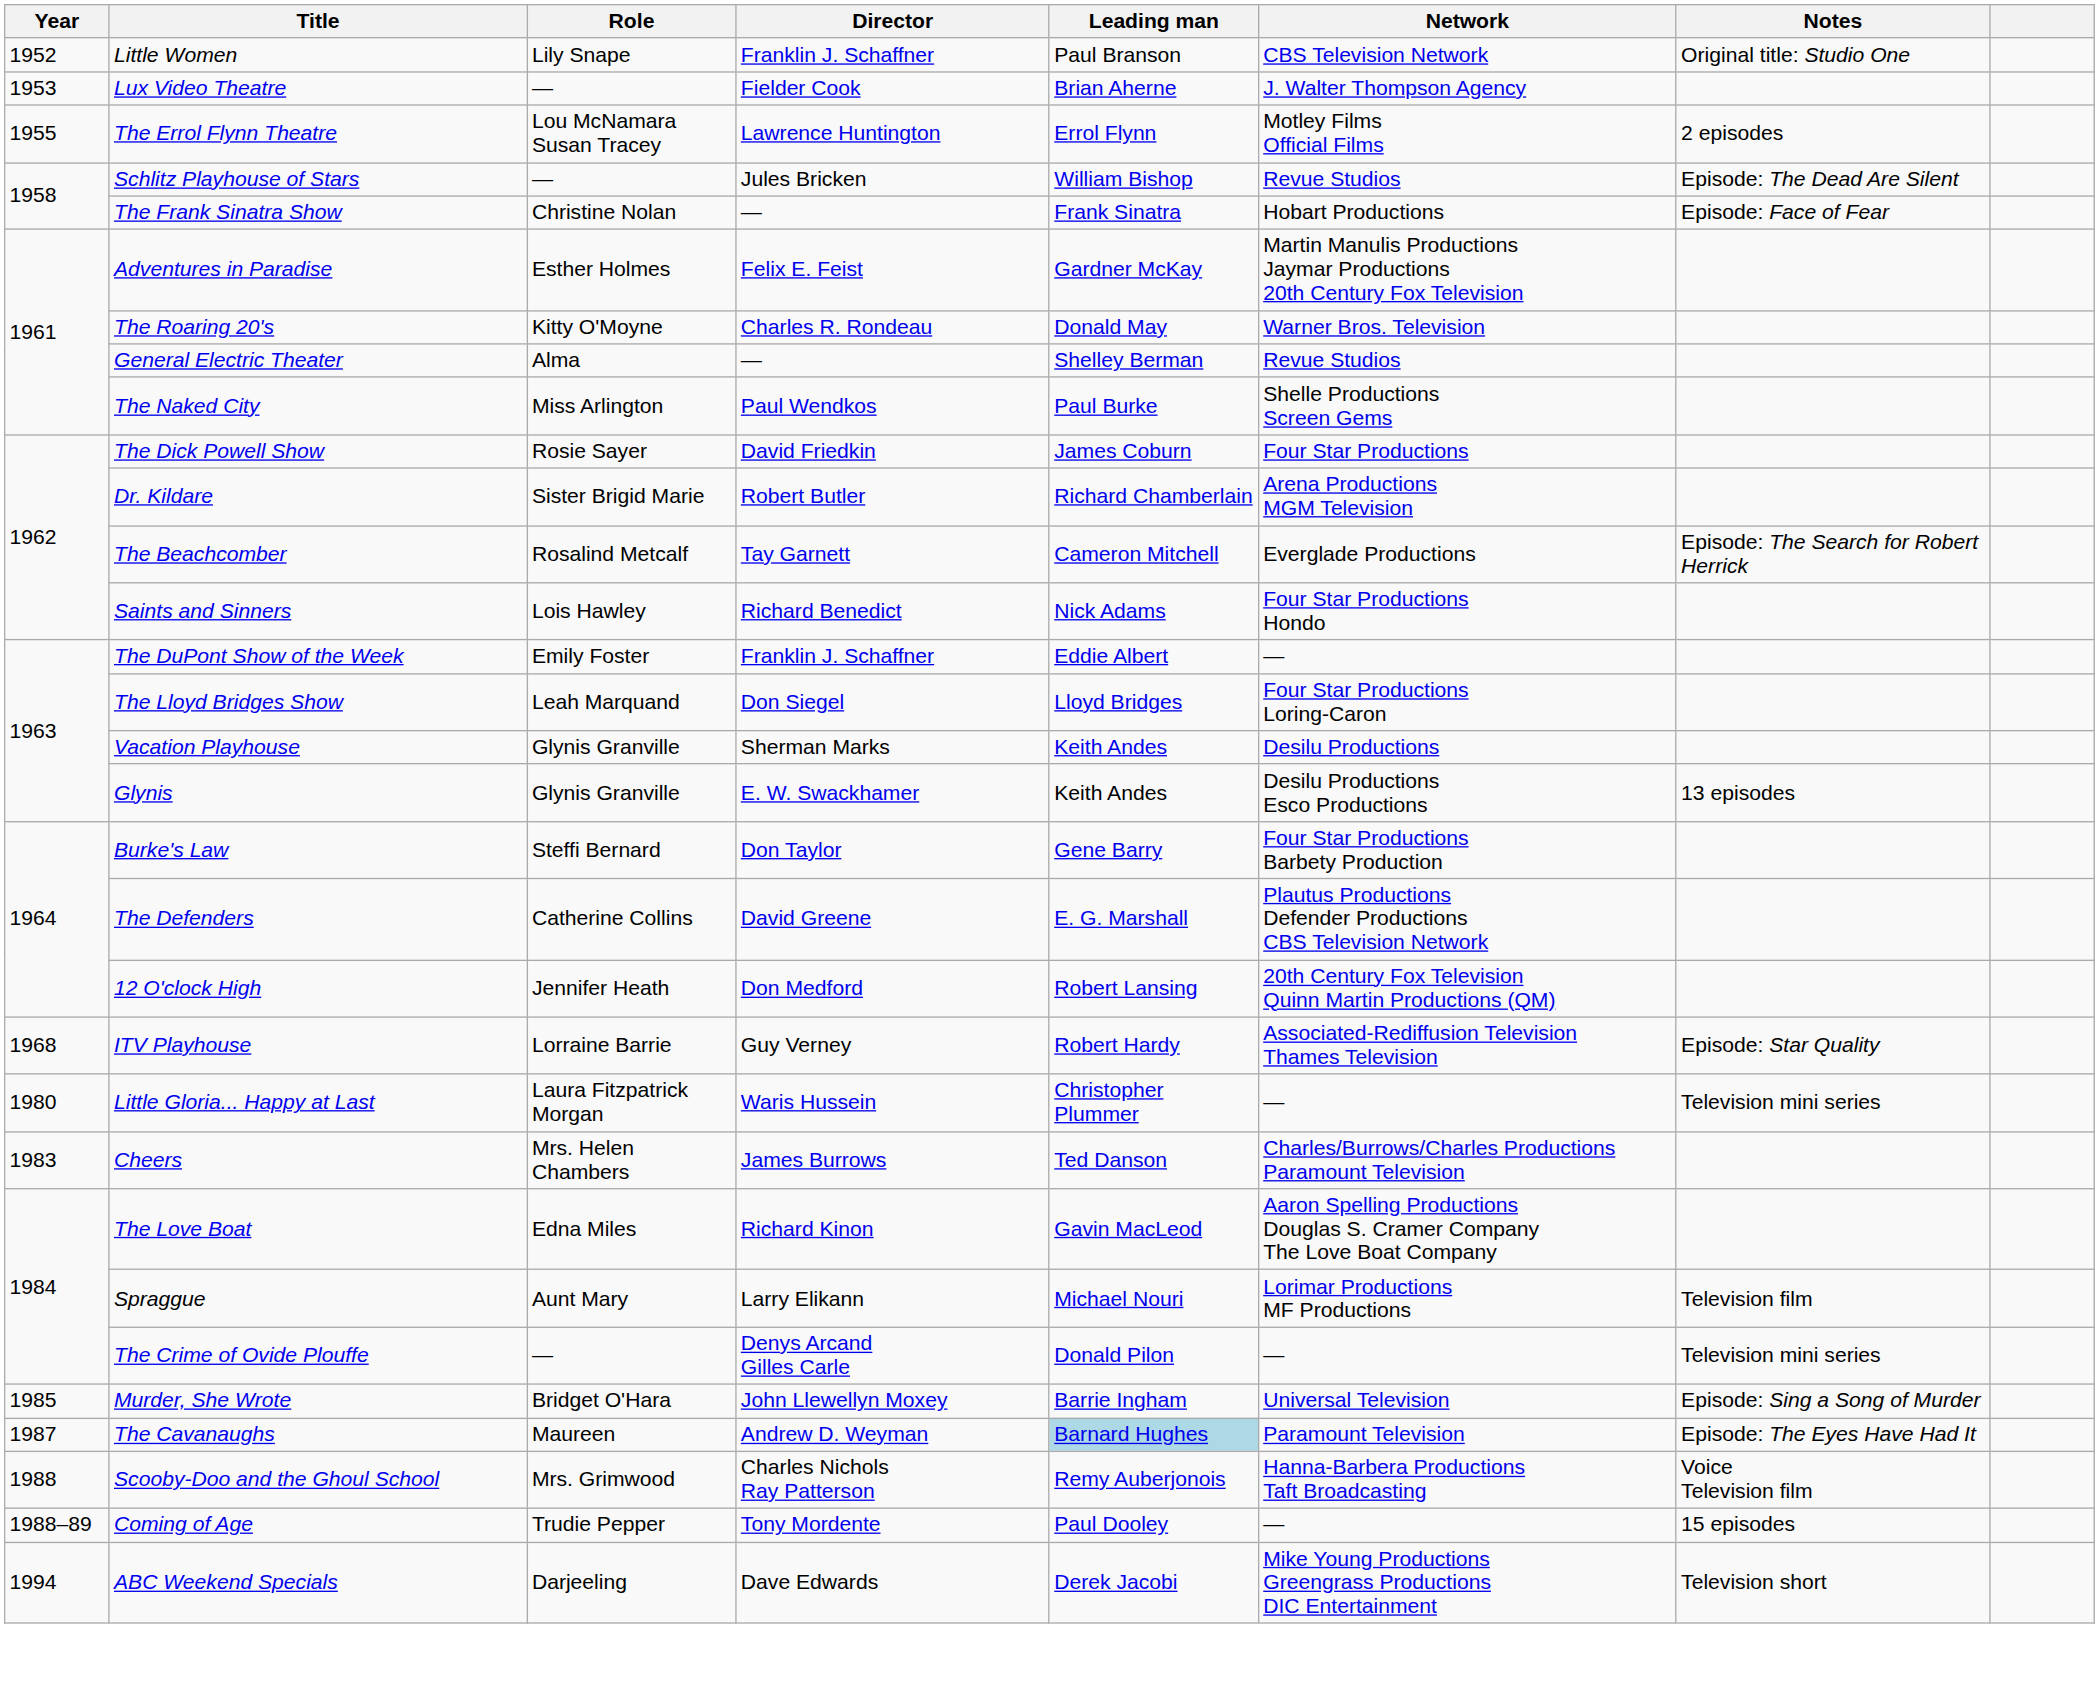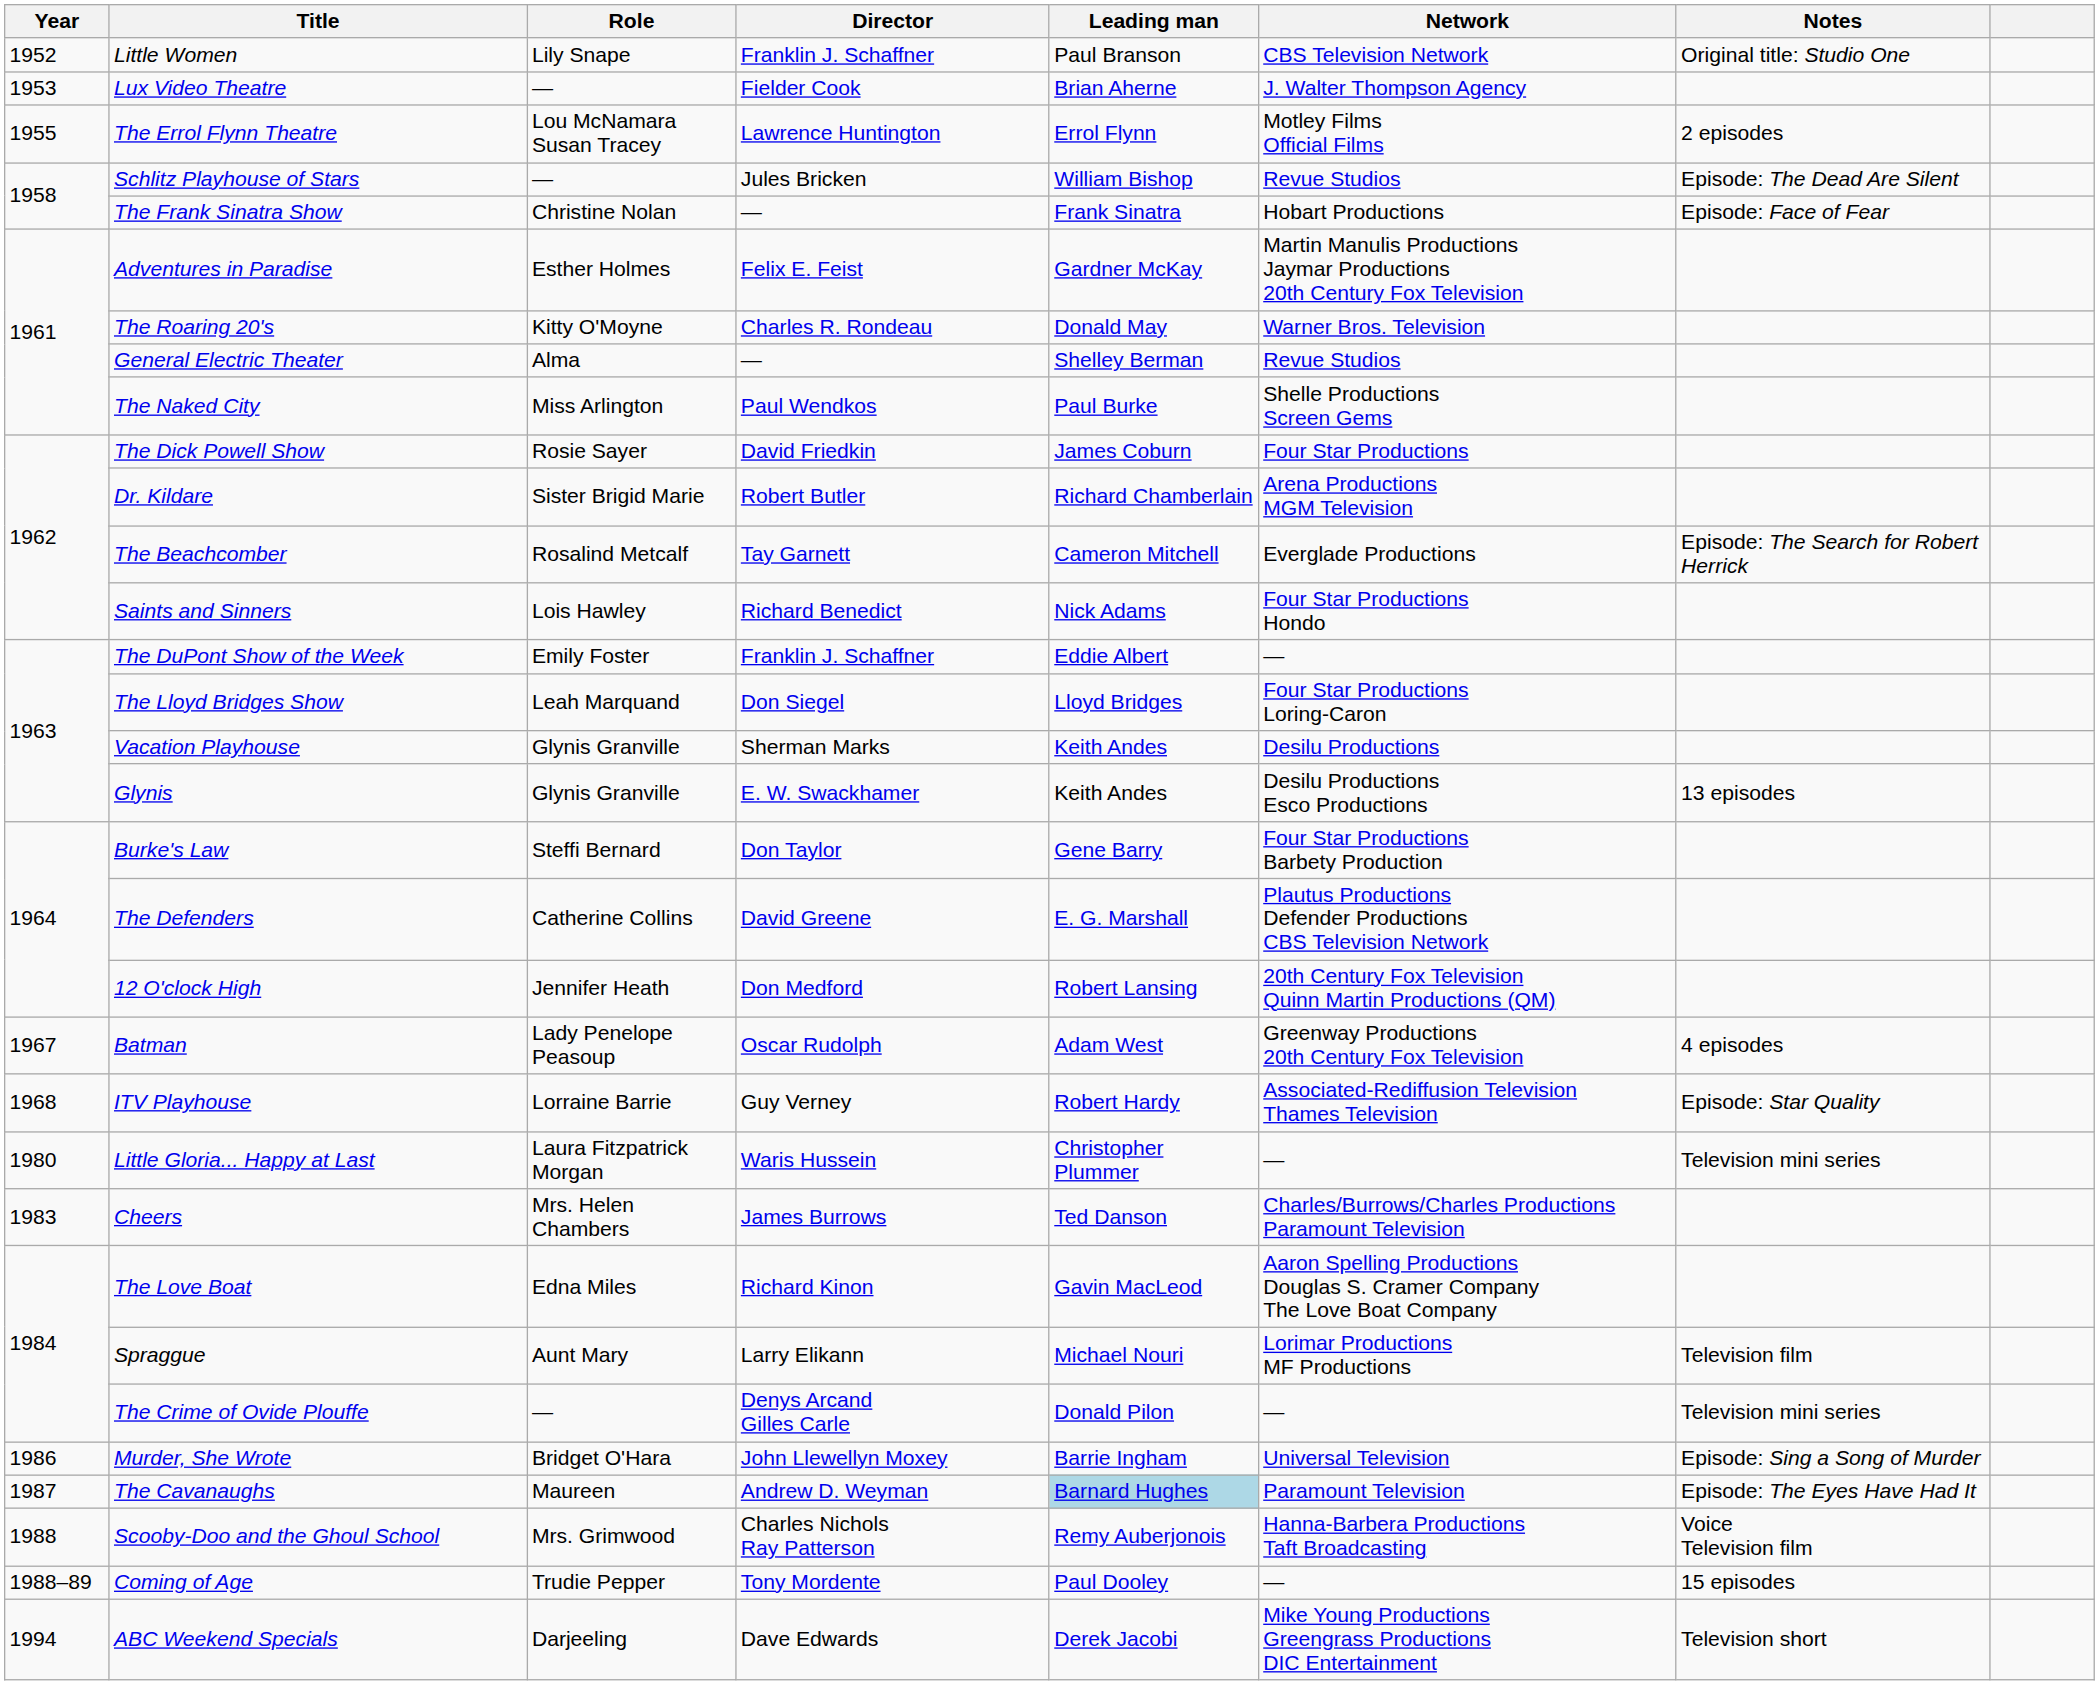+ row: (150, 1045)
(33, 1400) 1985 -> (33, 1458) 1986
